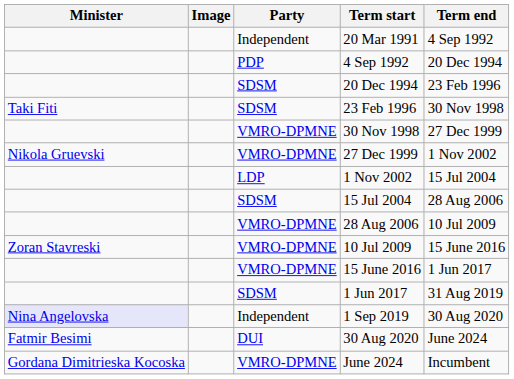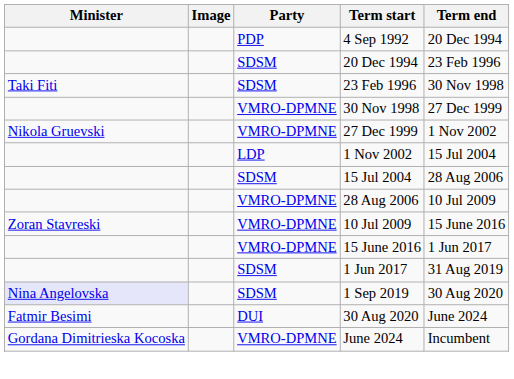- row: (381, 39)
(273, 316) Independent -> (257, 293) SDSM
